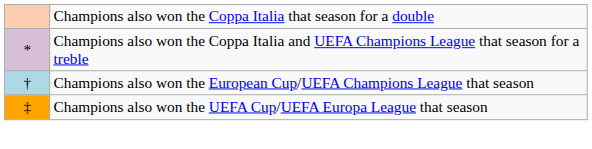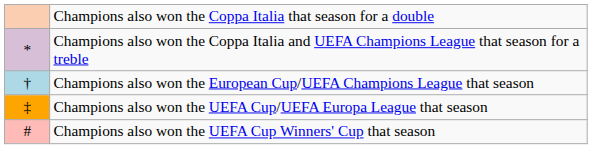+ row: (244, 131)
